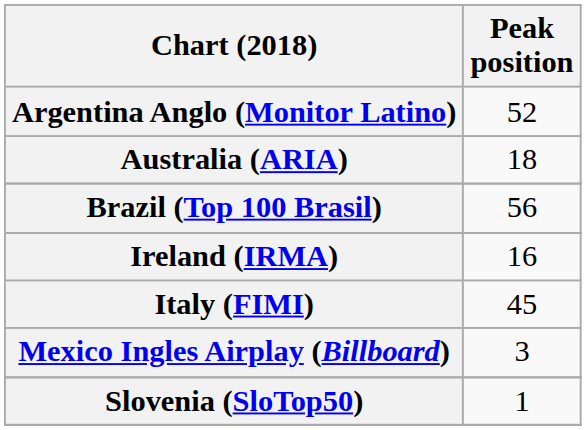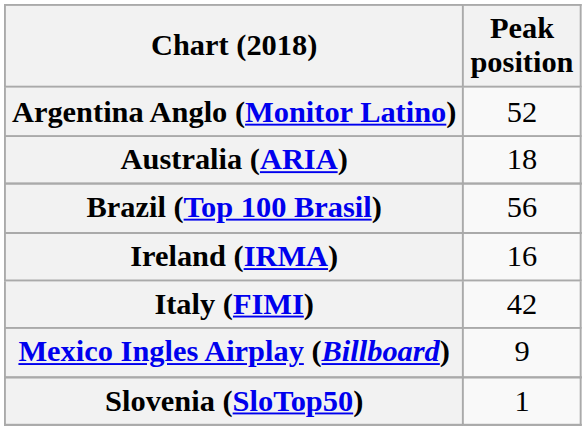(522, 303) 45 -> (522, 303) 42
(522, 352) 3 -> (522, 352) 9
